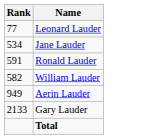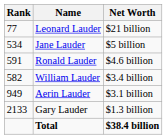+ column: (132, 12)
